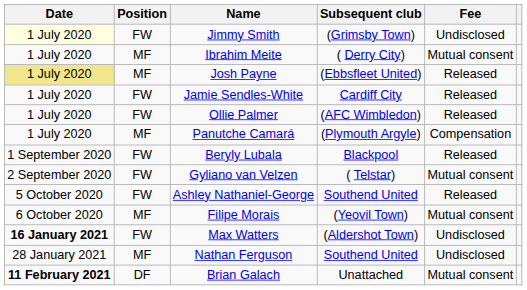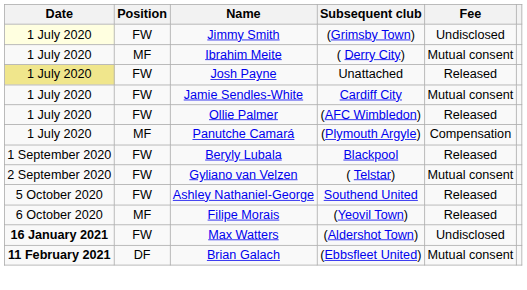(142, 74) MF -> (142, 74) FW
(371, 74) (Ebbsfleet United) -> (371, 74) Unattached
(470, 94) Released -> (470, 94) Mutual consent
(470, 214) Mutual consent -> (470, 214) Released
- row: (243, 255)
(371, 275) Unattached -> (371, 255) (Ebbsfleet United)
